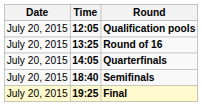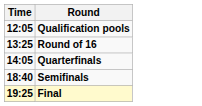- column: (37, 12)
